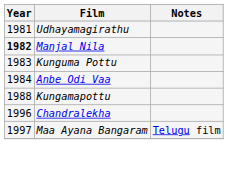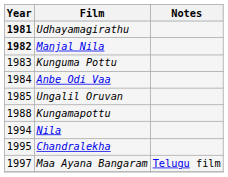(19, 30) normal -> (19, 30) bold
+ row: (80, 96)
+ row: (49, 130)
(19, 113) 1996 -> (19, 147) 1995
